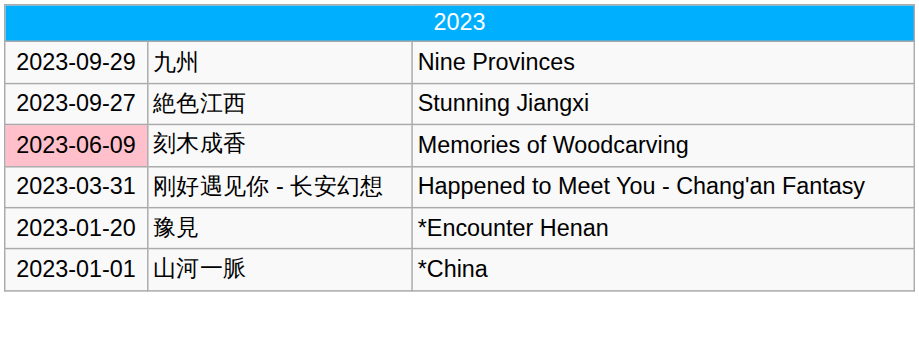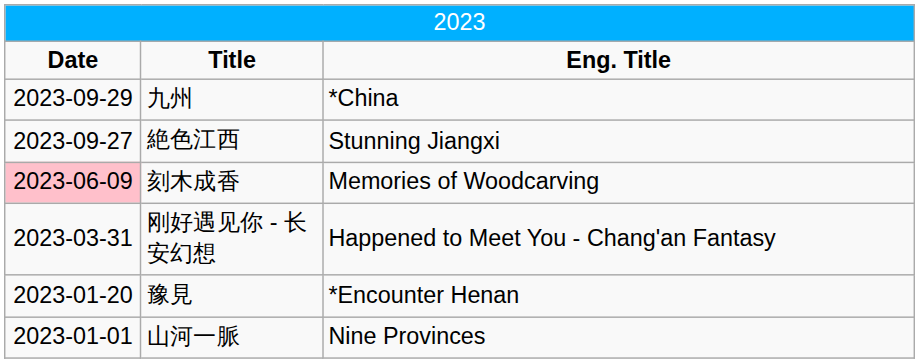+ row: (232, 60)
(496, 62) Nine Provinces -> (364, 99) *China
(453, 269) *China -> (407, 337) Nine Provinces
